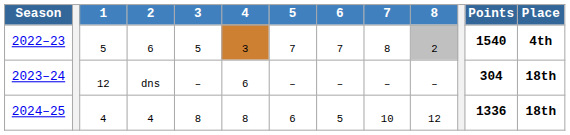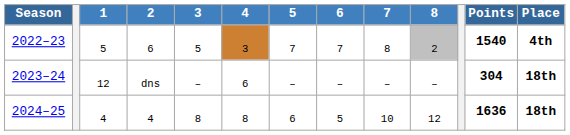(491, 113) 1336 -> (491, 113) 1636
